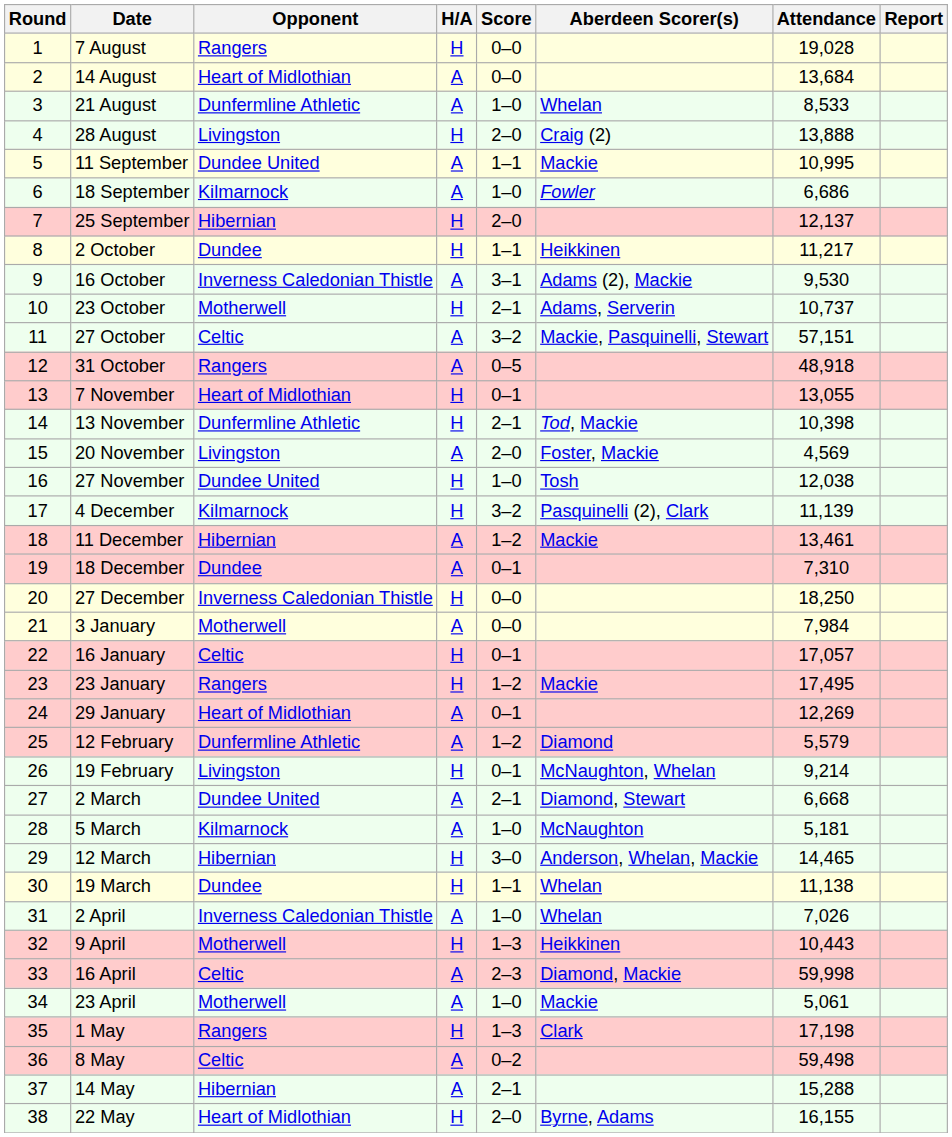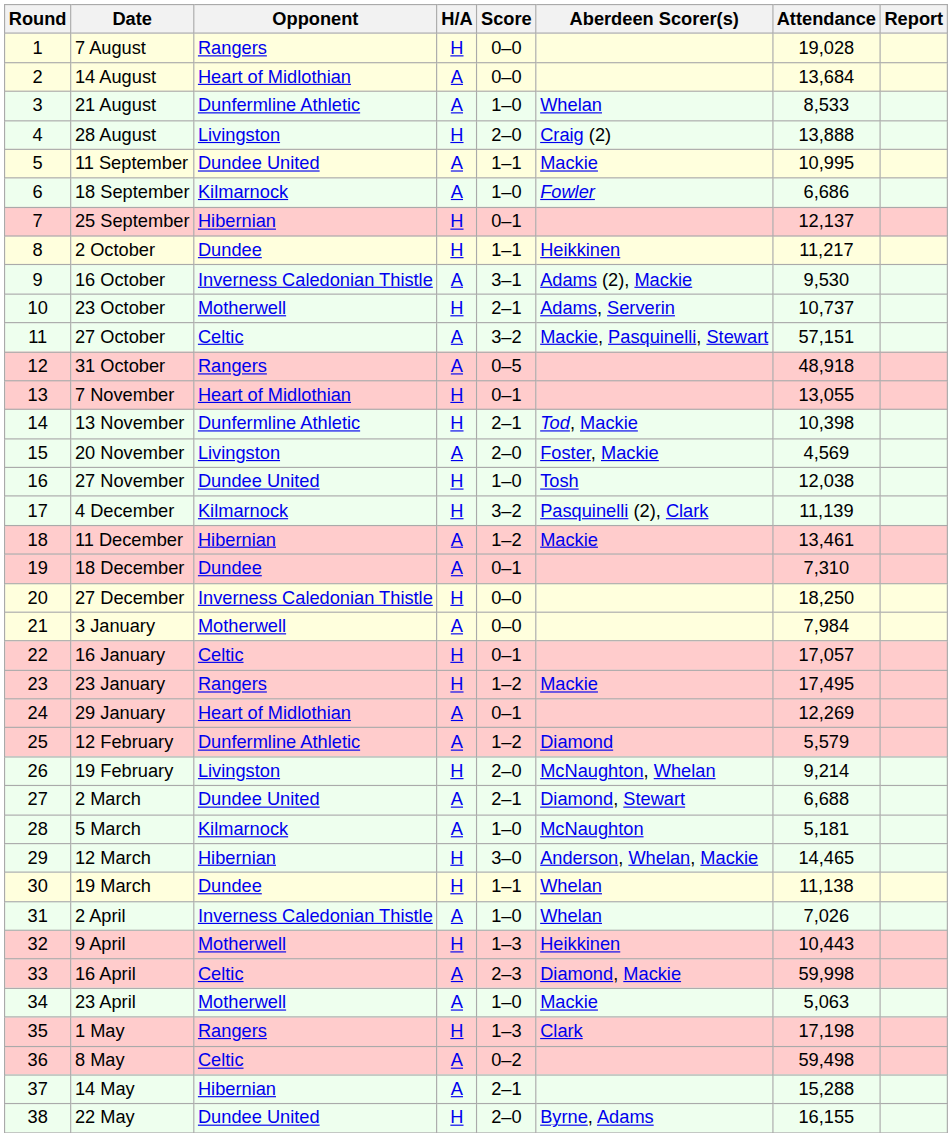(506, 221) 2–0 -> (506, 221) 0–1
(506, 771) 0–1 -> (506, 771) 2–0
(826, 800) 6,668 -> (826, 800) 6,688
(826, 1002) 5,061 -> (826, 1002) 5,063
(274, 1118) Heart of Midlothian -> (259, 1118) Dundee United
